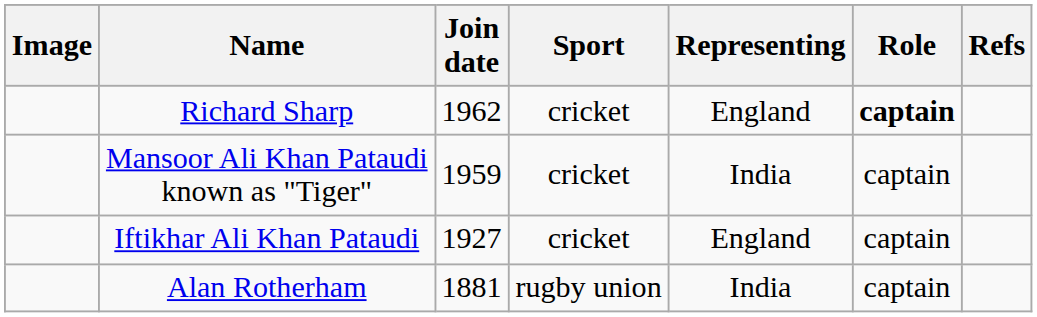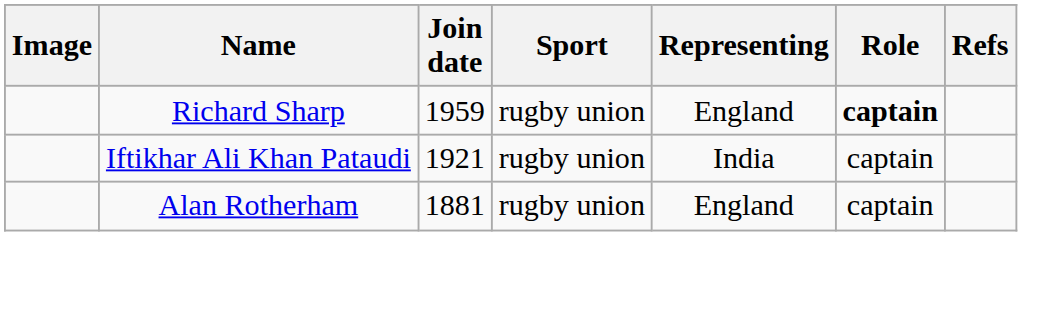(472, 109) 1962 -> (455, 109) 1959
(589, 109) cricket -> (572, 109) rugby union
- row: (267, 174)
(472, 239) 1927 -> (455, 157) 1921
(589, 239) cricket -> (572, 157) rugby union
(761, 239) England -> (744, 157) India
(761, 286) India -> (744, 205) England
